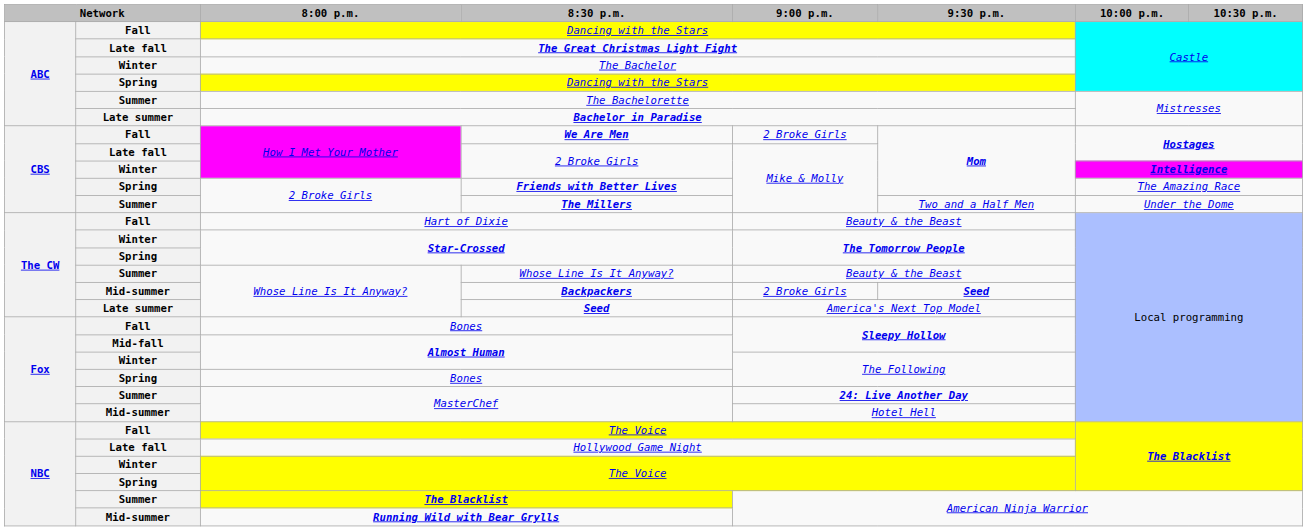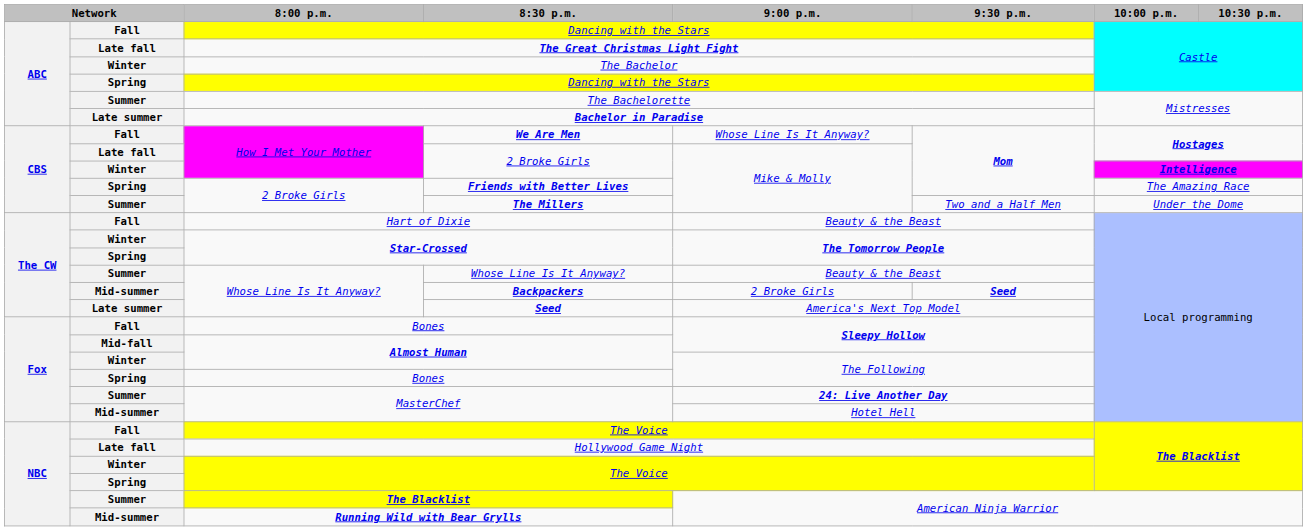(805, 135) 2 Broke Girls -> (793, 135) Whose Line Is It Anyway?
